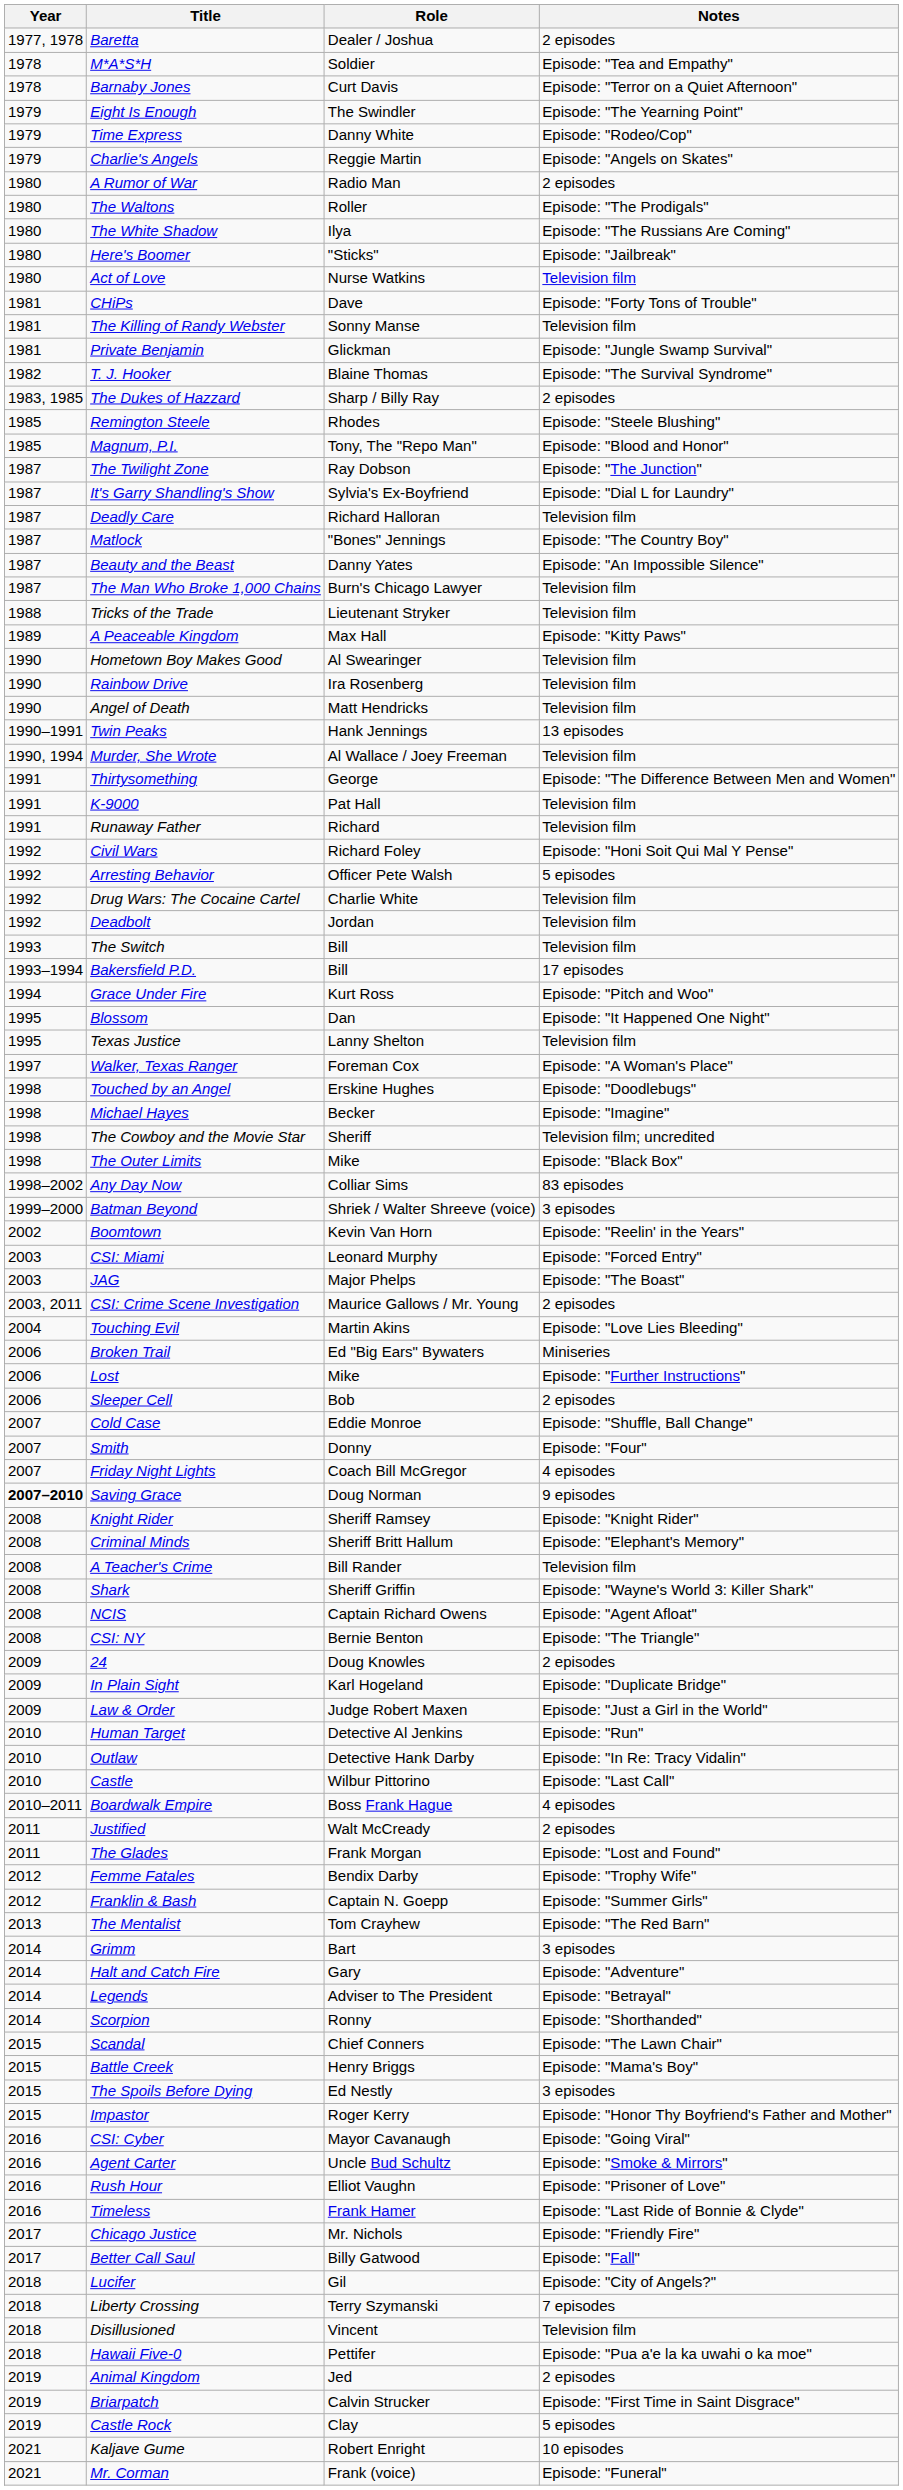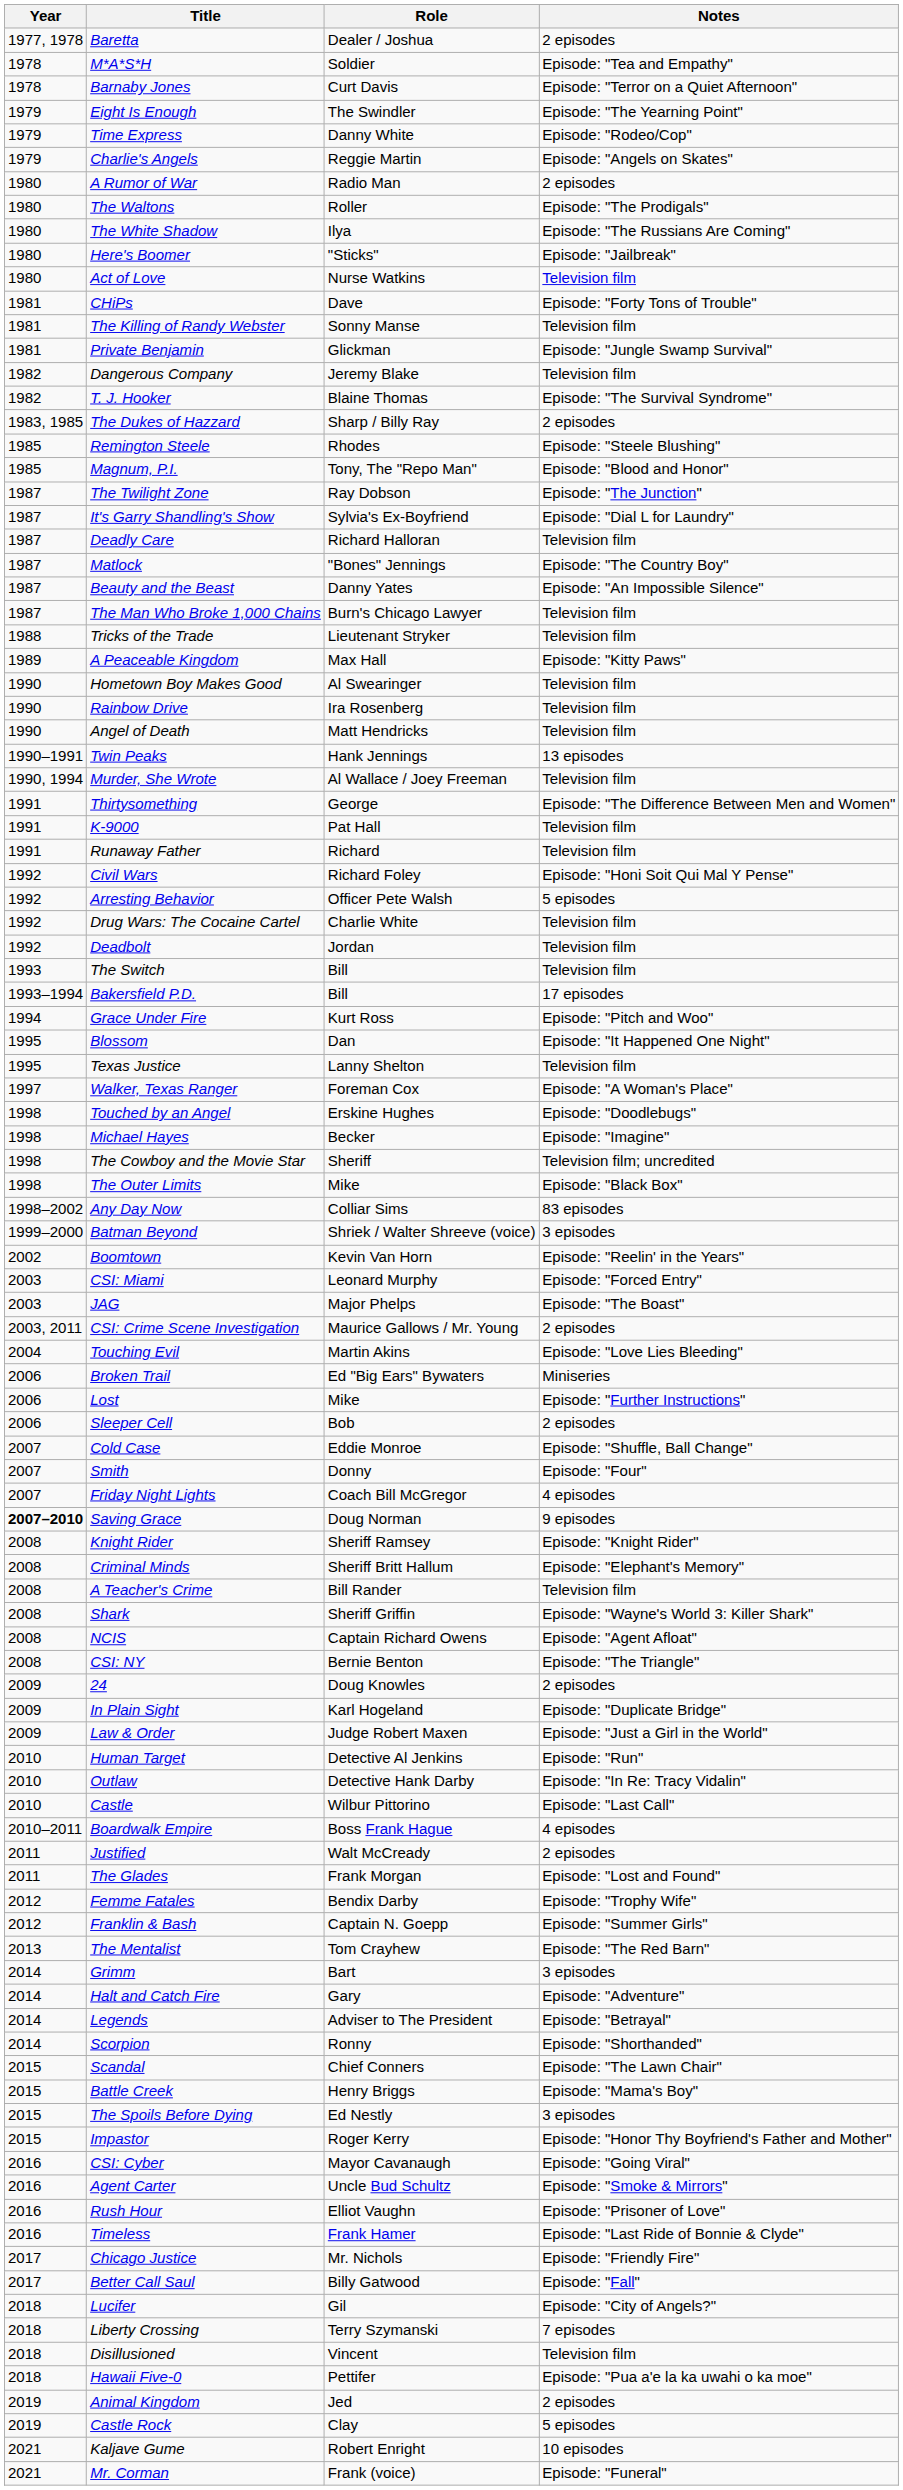+ row: (161, 374)
- row: (124, 2401)
